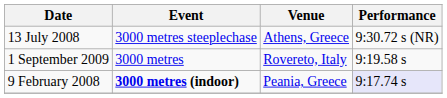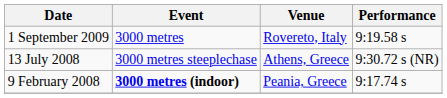rows swapped: (44, 37) <-> (58, 59)
(381, 81) lavender background -> (381, 81) no background
